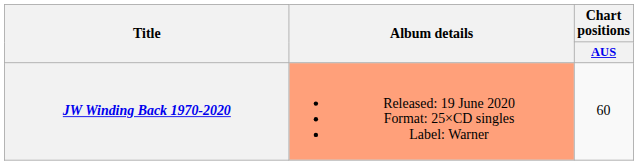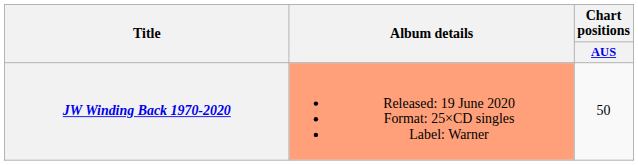(604, 111) 60 -> (604, 111) 50
